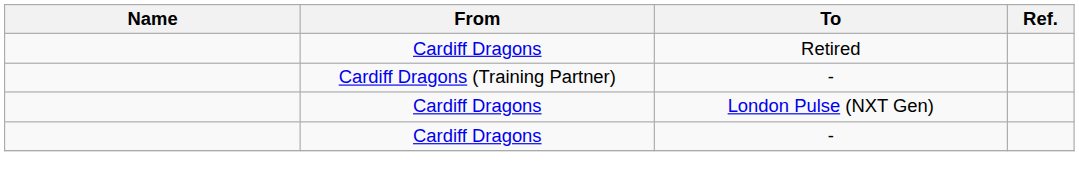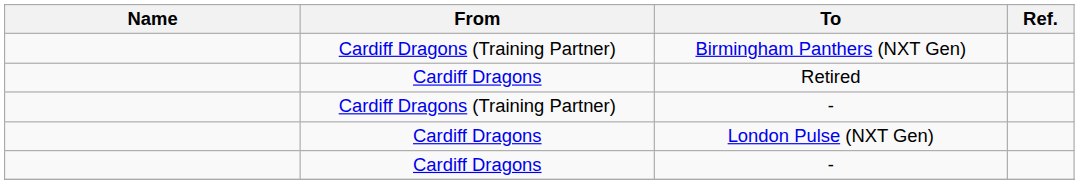+ row: (477, 48)
